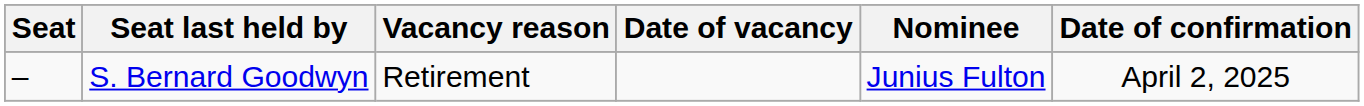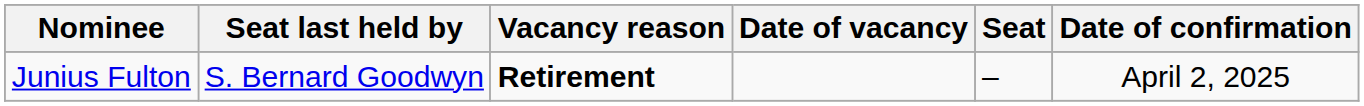columns swapped: (44, 28) <-> (956, 28)
(456, 76) normal -> (576, 76) bold
